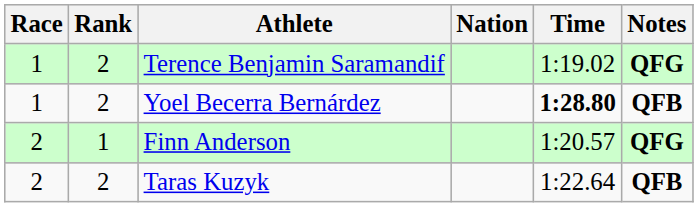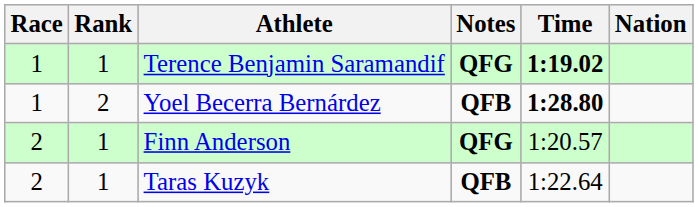columns swapped: (492, 24) <-> (657, 24)
(103, 63) 2 -> (103, 63) 1
(578, 63) normal -> (565, 63) bold
(103, 181) 2 -> (103, 181) 1
